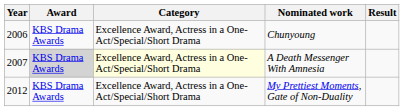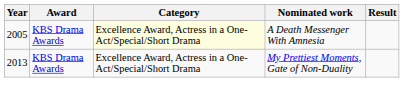- row: (291, 35)
(17, 63) 2007 -> (17, 35) 2005
(58, 63) lightgrey background -> (58, 35) no background
(17, 91) 2012 -> (17, 63) 2013
